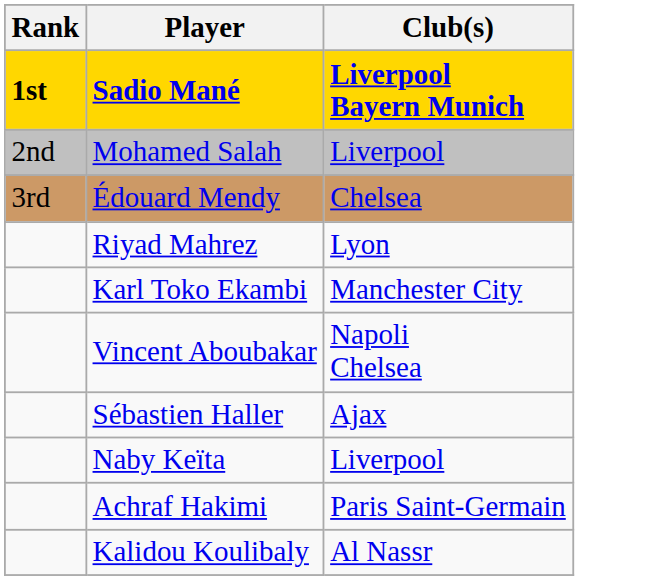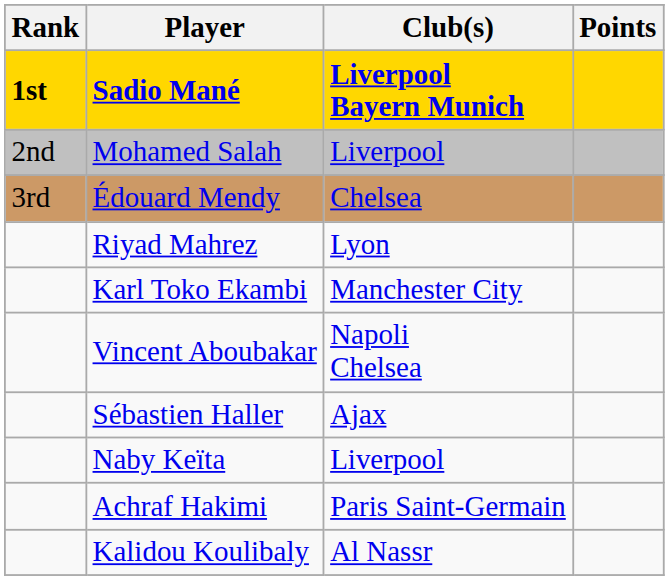+ column: (618, 27)
